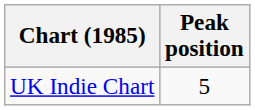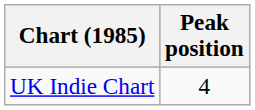(204, 85) 5 -> (204, 85) 4
